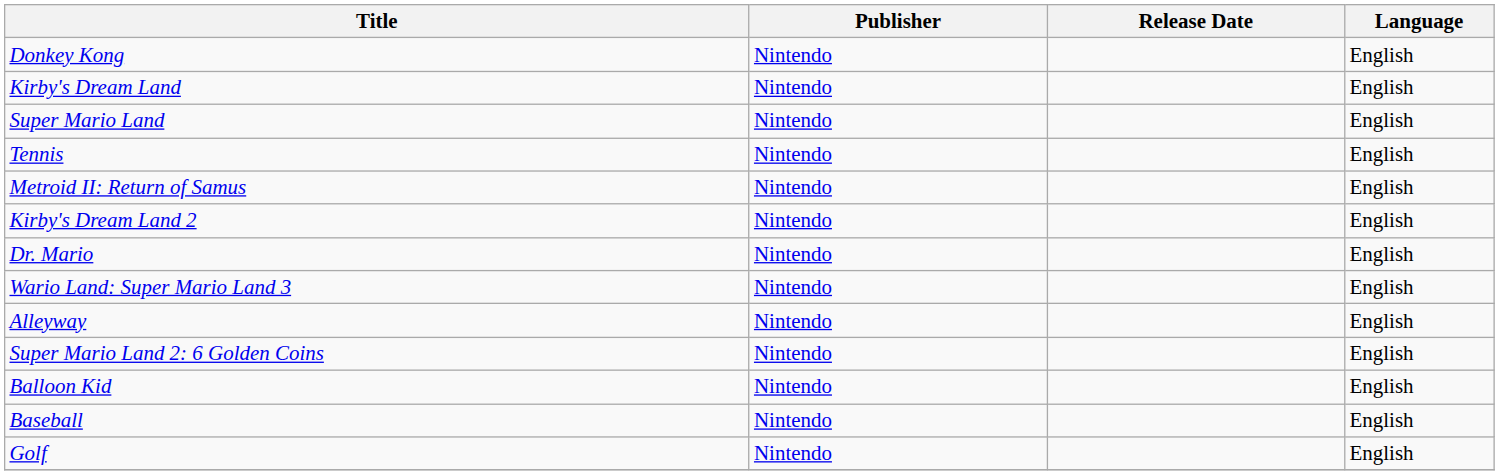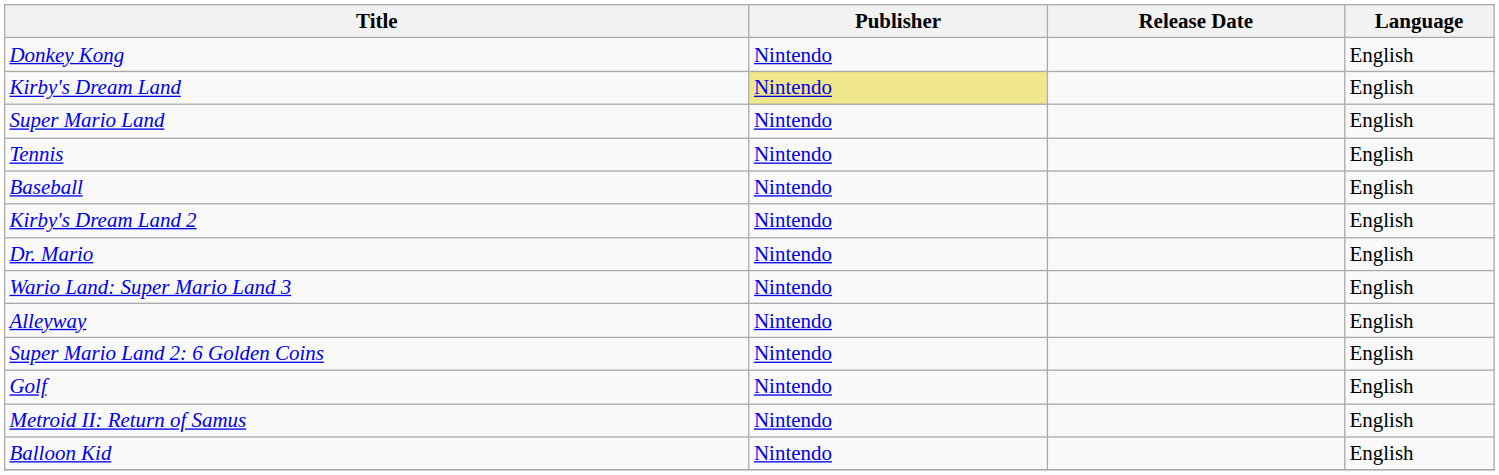(793, 87) no background -> (793, 87) khaki background
rows swapped: (46, 420) <-> (128, 187)
rows swapped: (60, 386) <-> (28, 453)
